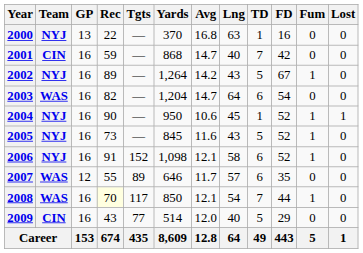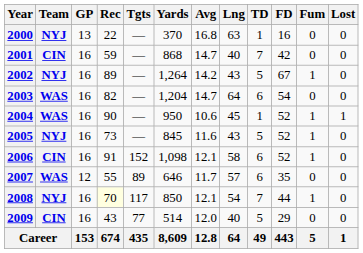(54, 116) NYJ -> (54, 116) WAS
(54, 156) NYJ -> (54, 156) CIN
(54, 197) WAS -> (54, 197) NYJ
